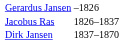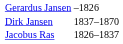rows swapped: (30, 21) <-> (29, 35)
